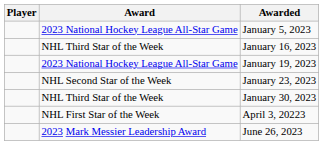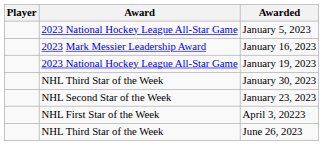(102, 47) NHL Third Star of the Week -> (124, 47) 2023 Mark Messier Leadership Award
rows swapped: (279, 81) <-> (279, 98)
(124, 132) 2023 Mark Messier Leadership Award -> (102, 132) NHL Third Star of the Week
